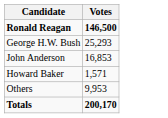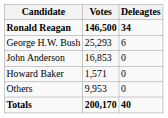+ column: (141, 12)
